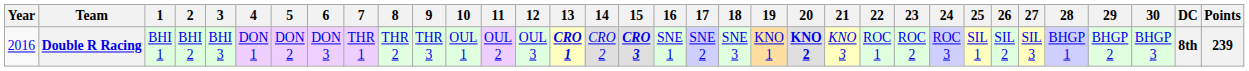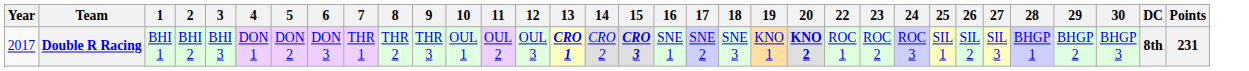- column: (842, 15)
(21, 46) 2016 -> (21, 46) 2017
(1223, 46) 239 -> (1188, 46) 231
